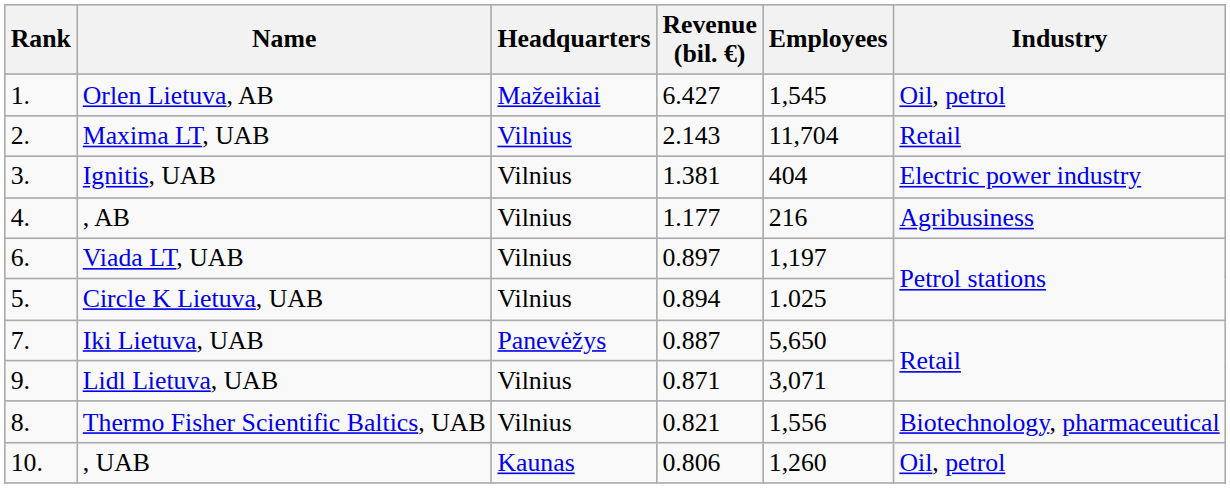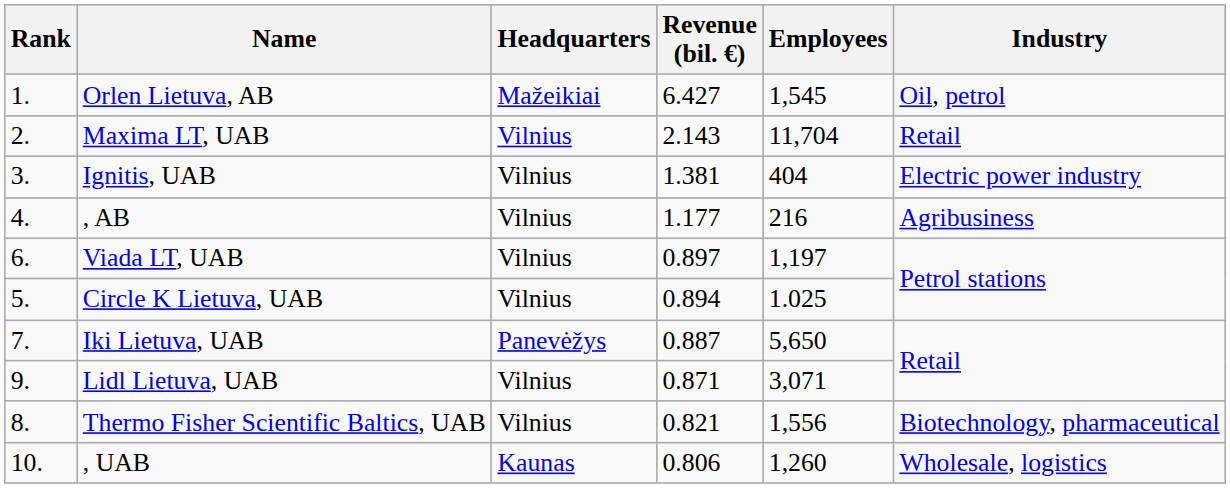(952, 462) Oil, petrol -> (1003, 462) Wholesale, logistics
